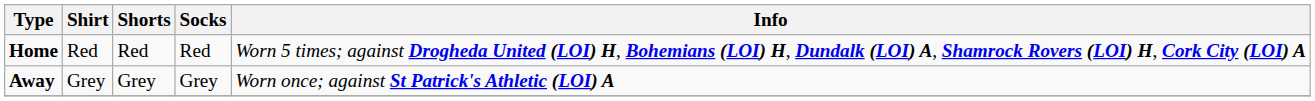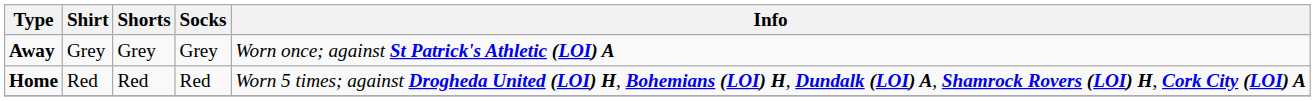rows swapped: (34, 50) <-> (32, 80)
